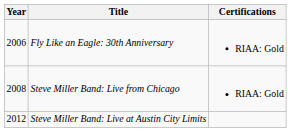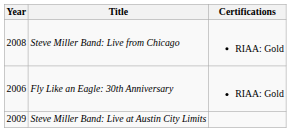rows swapped: (102, 42) <-> (105, 88)
(16, 119) 2012 -> (16, 119) 2009
